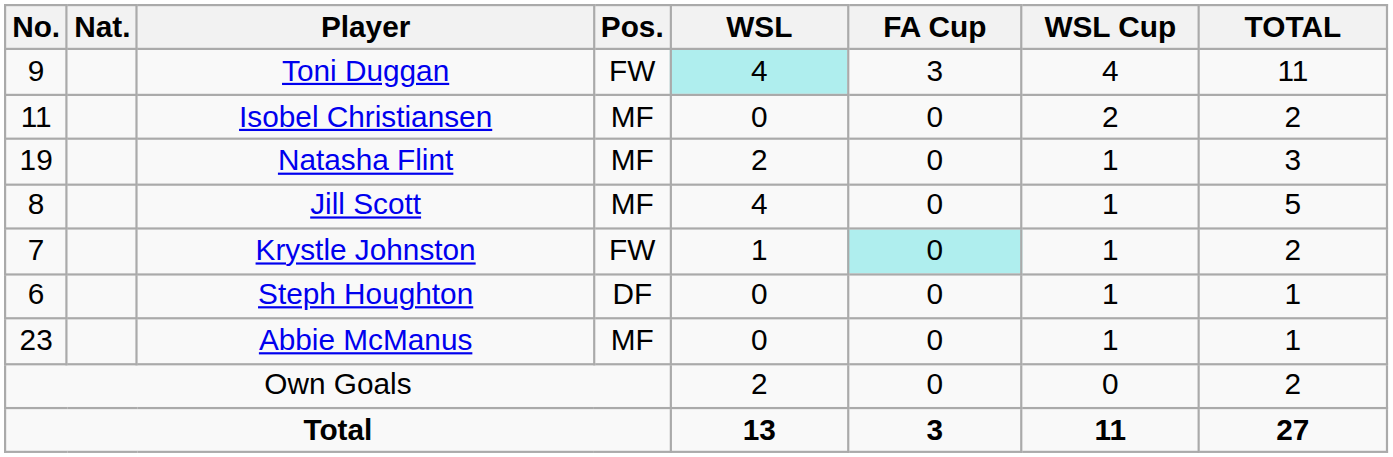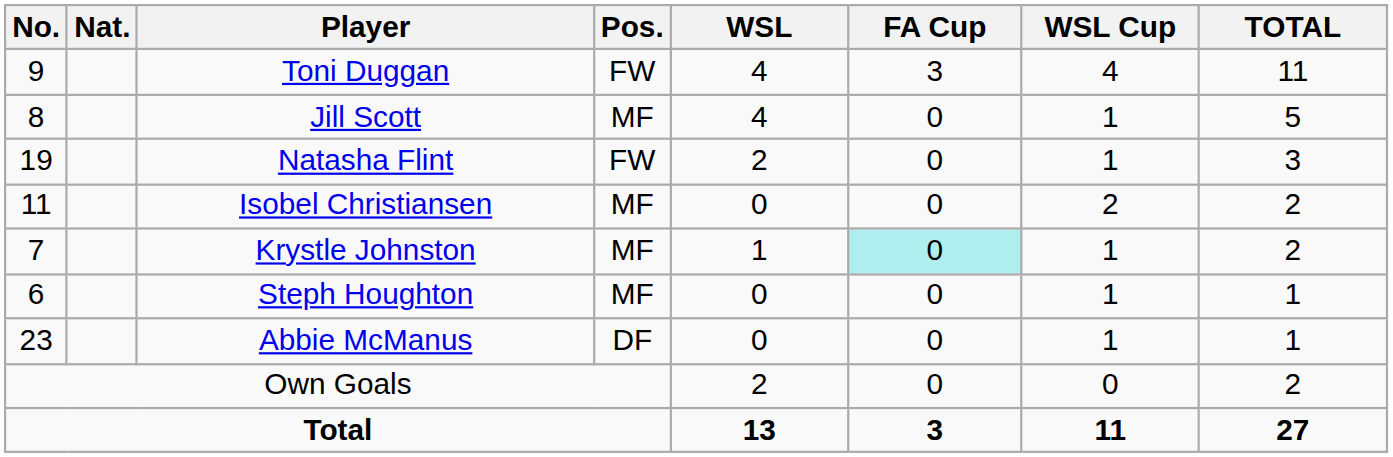(759, 71) paleturquoise background -> (759, 71) no background
rows swapped: (366, 205) <-> (366, 115)
(632, 160) MF -> (632, 160) FW
(632, 250) FW -> (632, 250) MF
(632, 295) DF -> (632, 295) MF
(632, 339) MF -> (632, 339) DF
